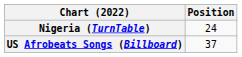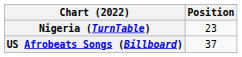(211, 28) 24 -> (211, 28) 23
